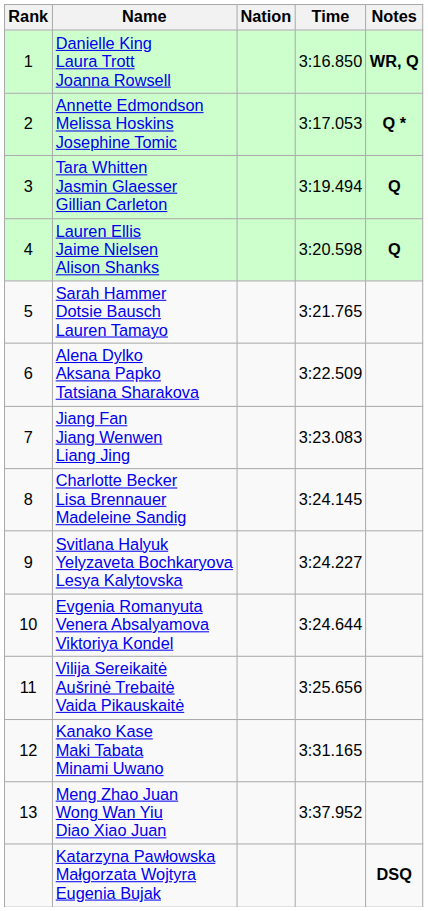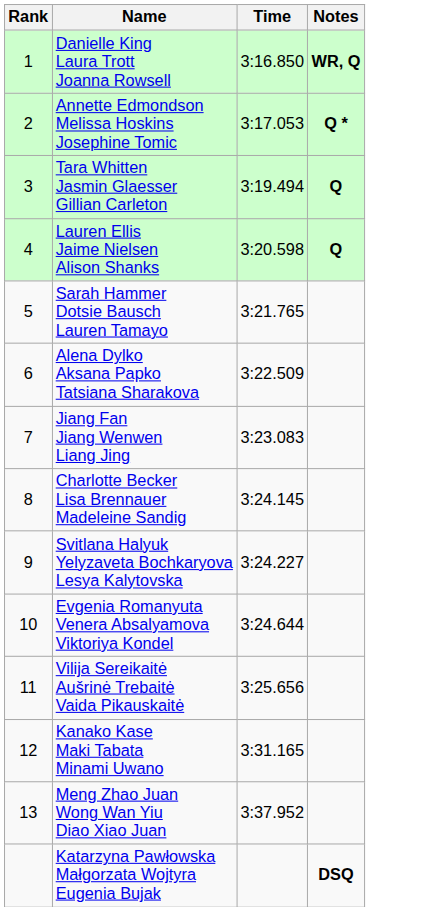- column: (266, 17)
